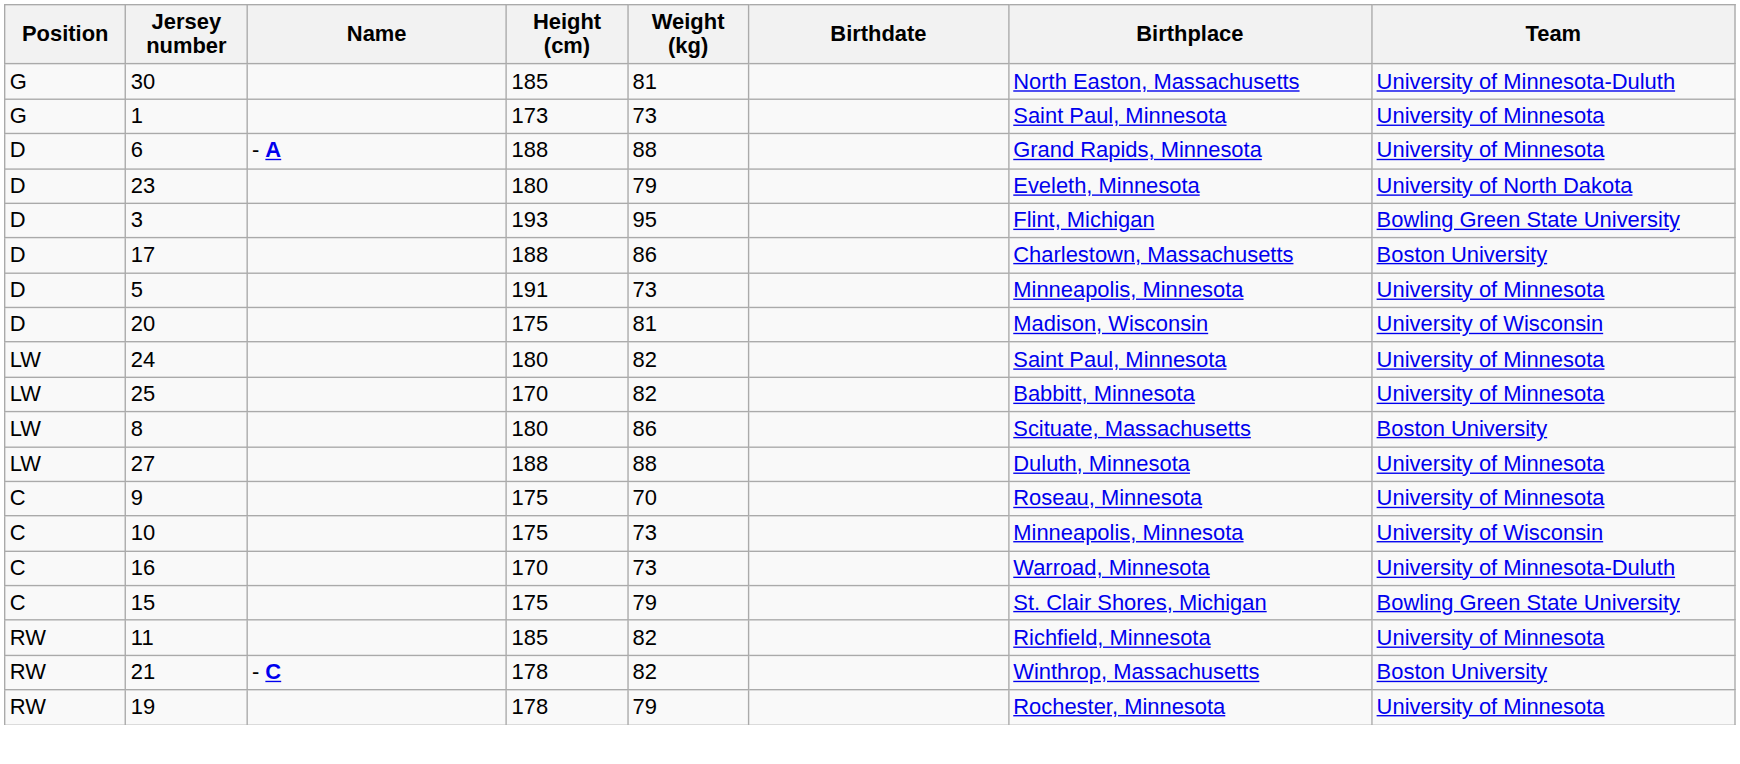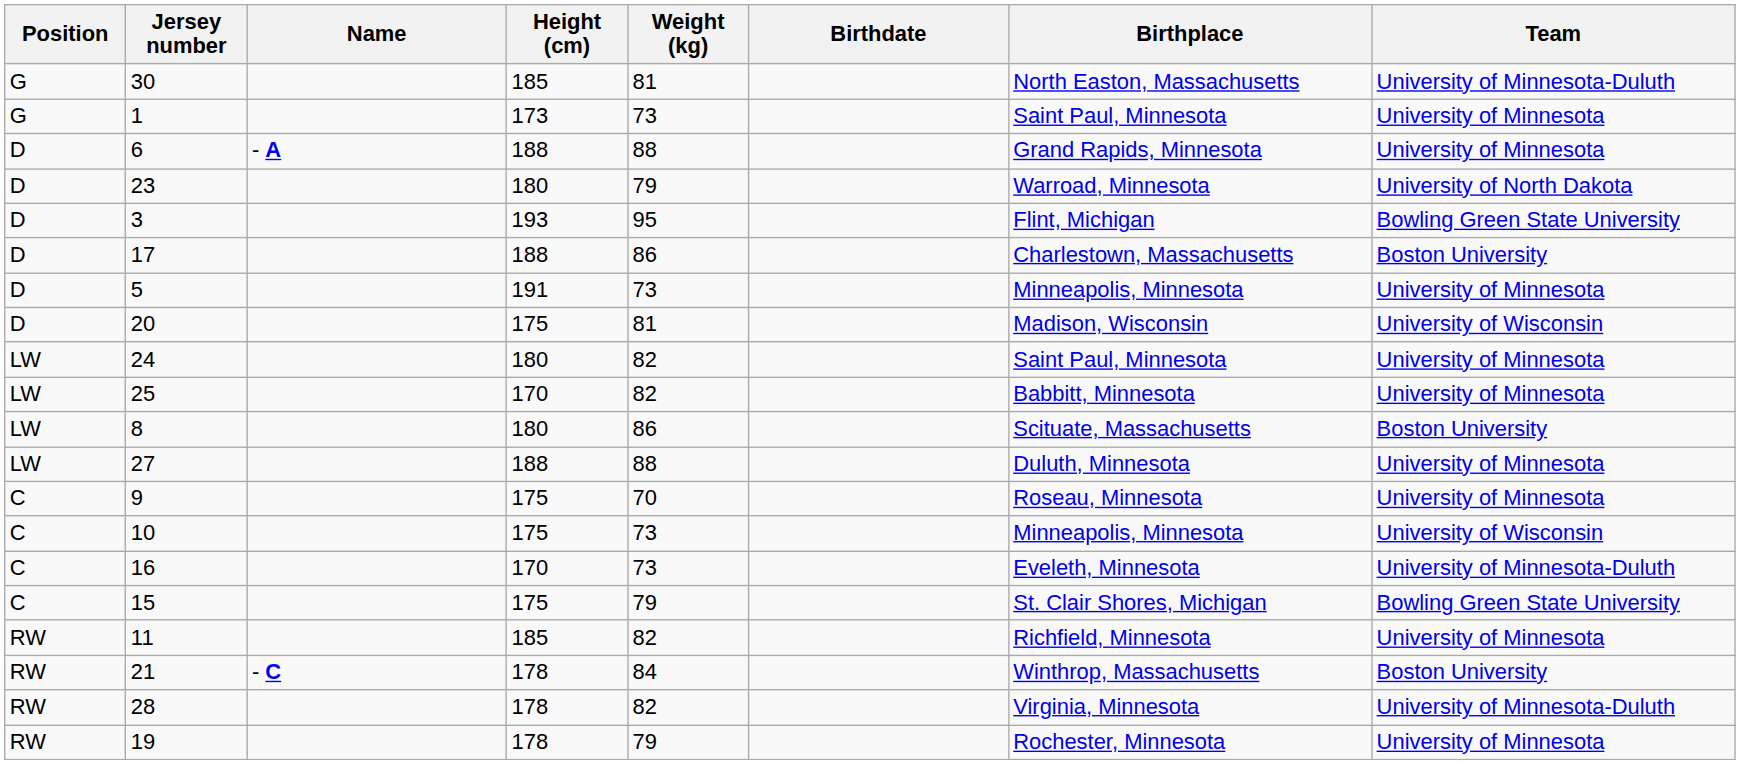(1106, 185) Eveleth, Minnesota -> (1112, 185) Warroad, Minnesota
(1112, 567) Warroad, Minnesota -> (1106, 567) Eveleth, Minnesota
(645, 672) 82 -> (645, 672) 84
+ row: (143, 707)
